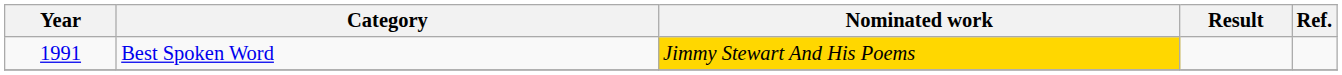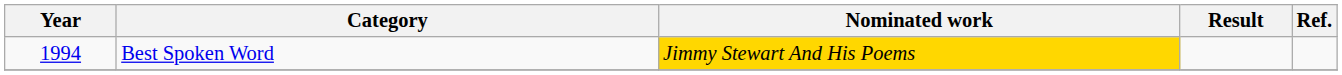(61, 53) 1991 -> (61, 53) 1994
